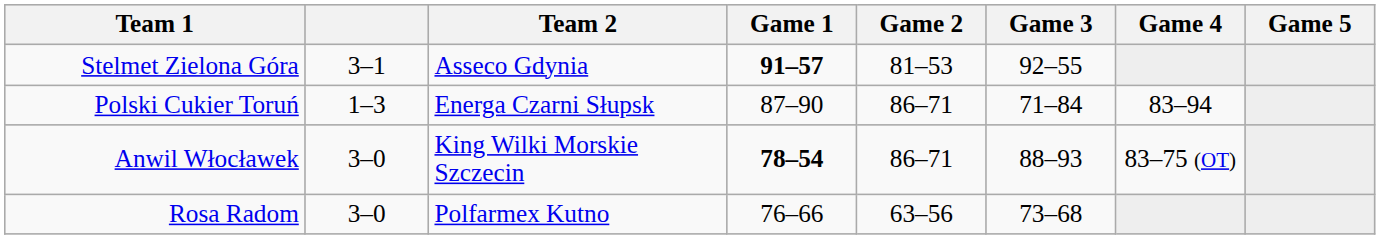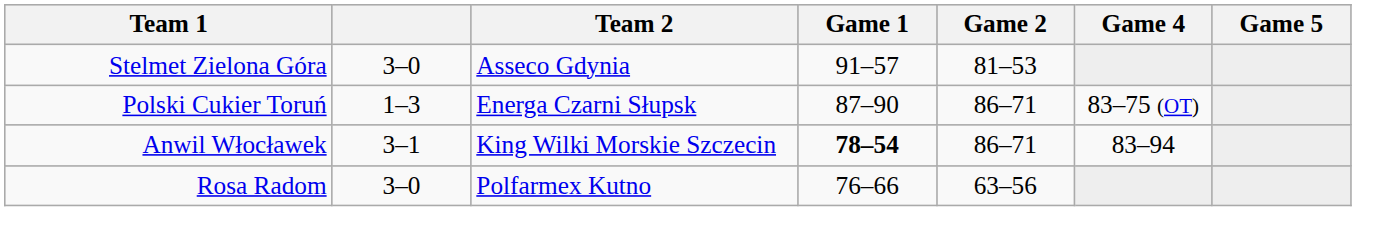- column: (1051, 24)
(367, 64) 3–1 -> (401, 64) 3–0
(792, 64) bold -> (867, 64) normal
(1180, 104) 83–94 -> (1143, 104) 83–75 (OT)
(367, 159) 3–0 -> (401, 144) 3–1
(1180, 159) 83–75 (OT) -> (1143, 144) 83–94
